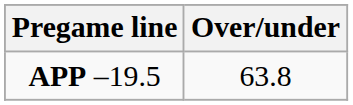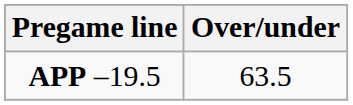(265, 75) 63.8 -> (265, 75) 63.5
